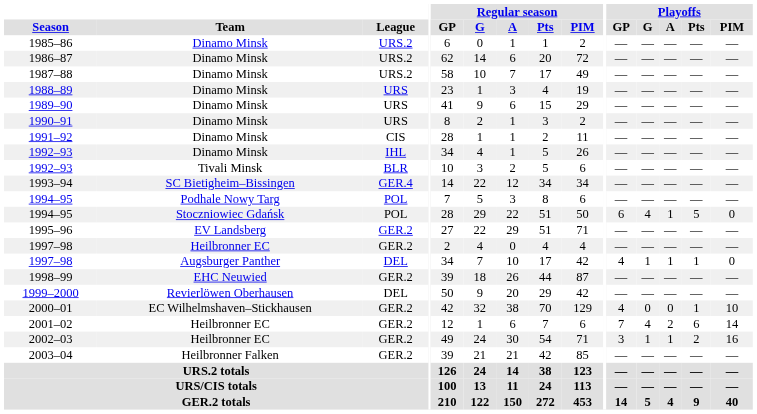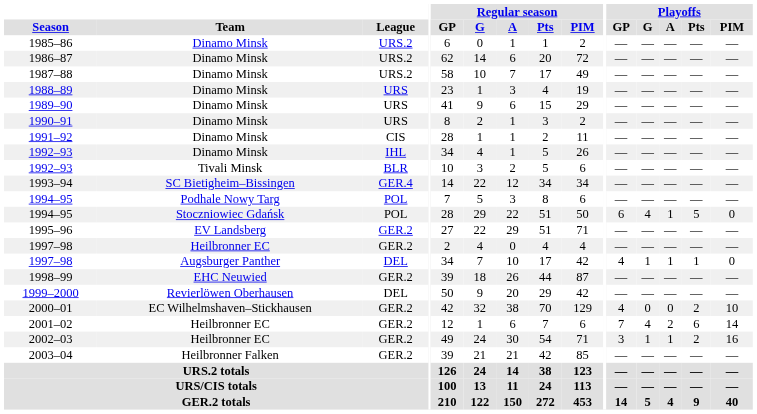(696, 308) 1 -> (696, 308) 2
